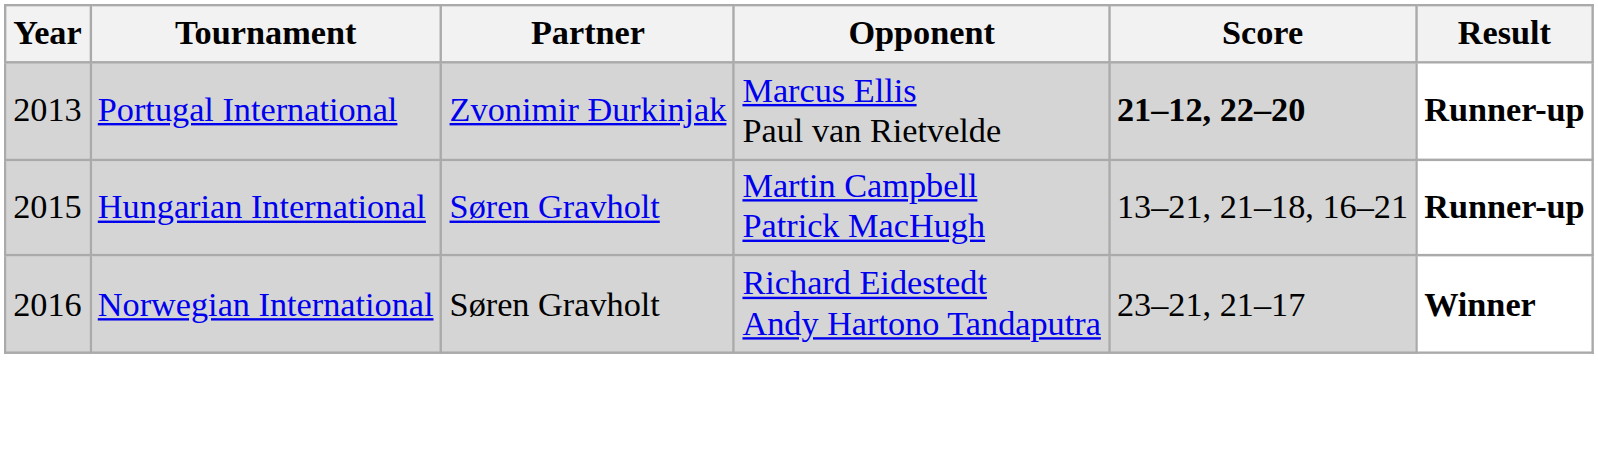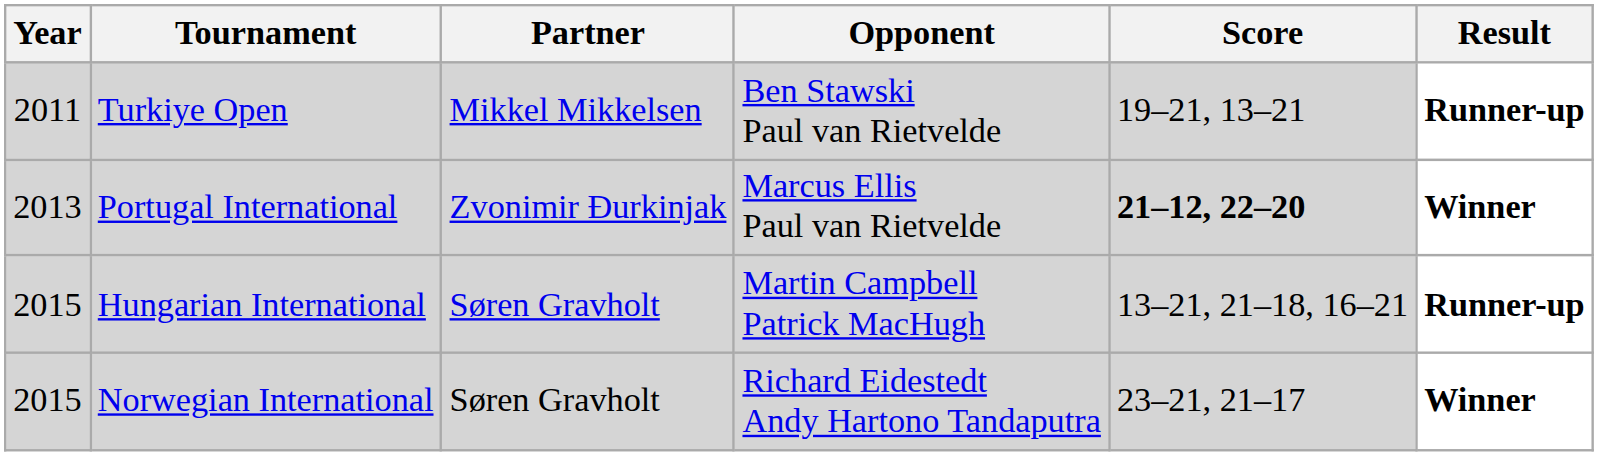+ row: (193, 109)
(1504, 109) Runner-up -> (1480, 206) Winner
(47, 303) 2016 -> (47, 400) 2015
